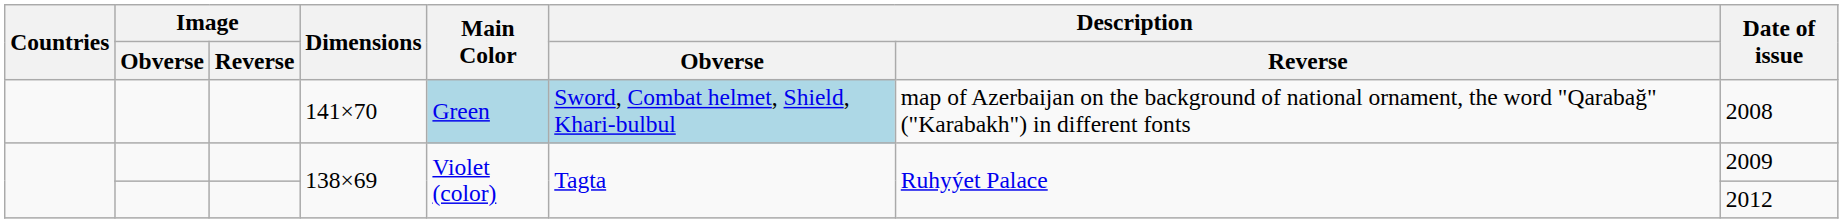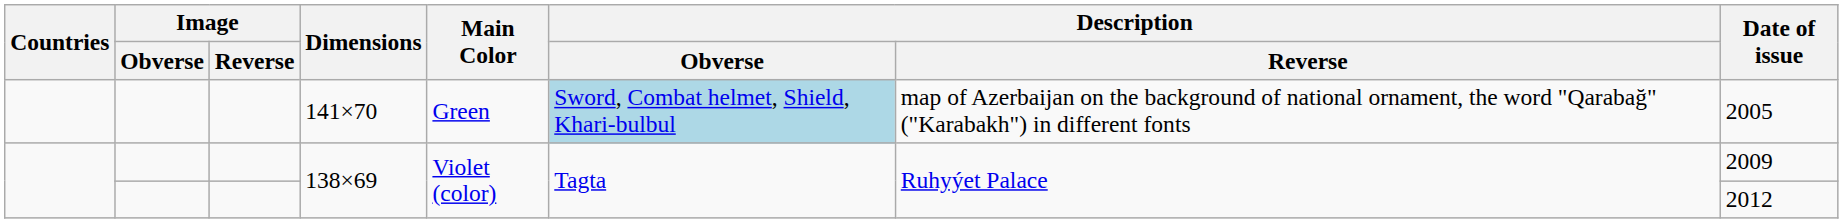(461, 110) lightblue background -> (461, 110) no background
(1749, 110) 2008 -> (1749, 110) 2005
